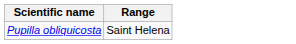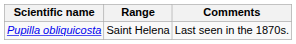+ column: (232, 13)
